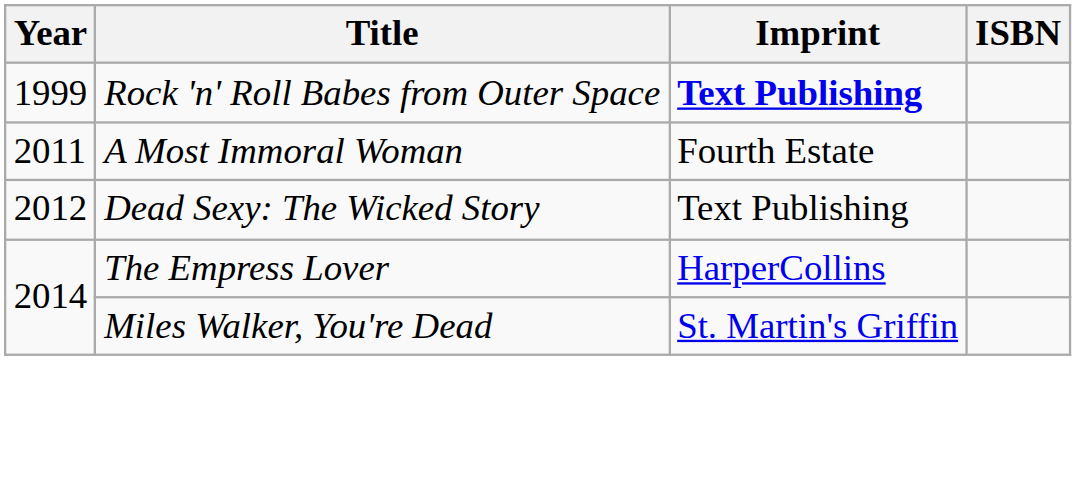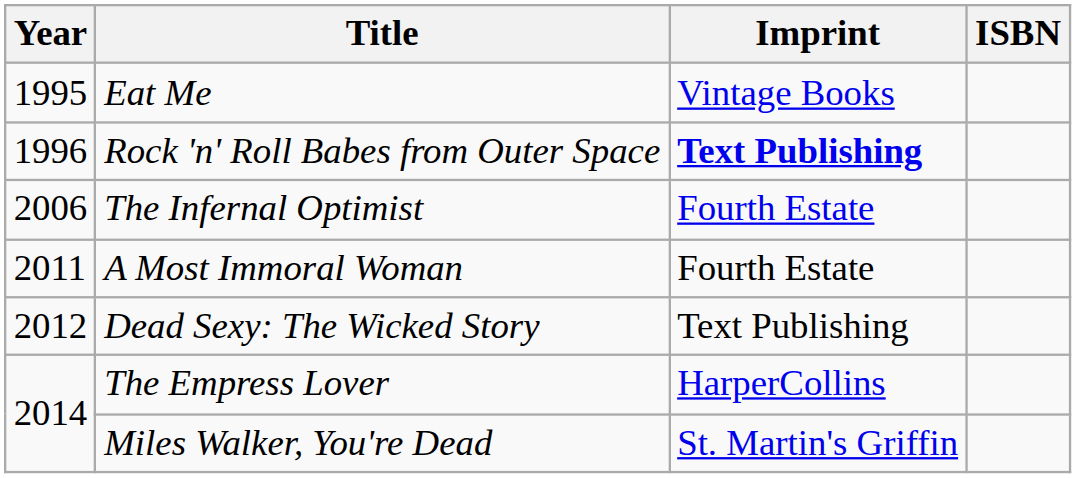+ row: (158, 92)
(50, 92) 1999 -> (50, 150) 1996
+ row: (264, 208)
